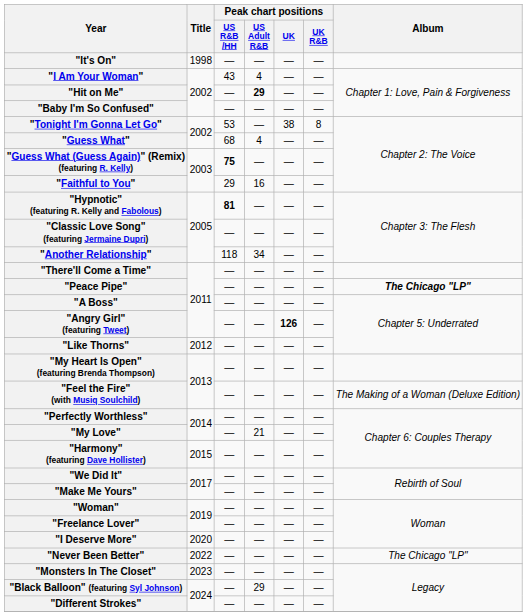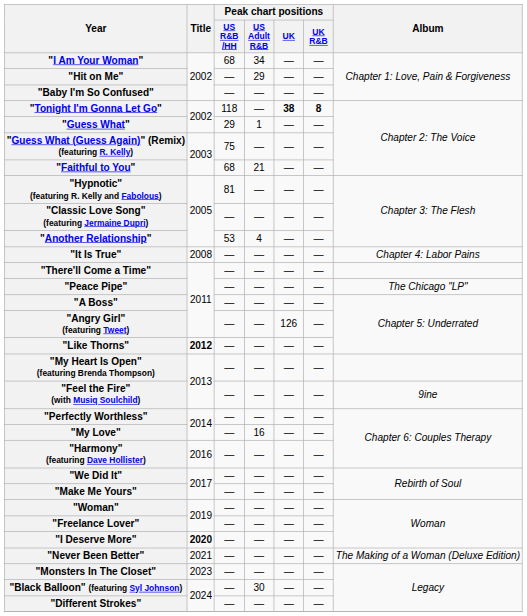- row: (96, 60)
(229, 76) 43 -> (229, 60) 68
(259, 76) 4 -> (259, 60) 34
(259, 92) bold -> (259, 76) normal
(229, 124) 53 -> (229, 108) 118
(289, 124) normal -> (289, 108) bold
(319, 124) normal -> (319, 108) bold
(229, 140) 68 -> (229, 124) 29
(259, 140) 4 -> (259, 124) 1
(229, 162) bold -> (229, 146) normal
(229, 184) 29 -> (229, 168) 68
(259, 184) 16 -> (259, 168) 21
(229, 205) bold -> (229, 189) normal
(229, 254) 118 -> (229, 238) 53
(259, 254) 34 -> (259, 238) 4
+ row: (96, 254)
(428, 286) bold -> (428, 286) normal
(289, 324) bold -> (289, 324) normal
(201, 346) normal -> (201, 346) bold
(428, 395) The Making of a Woman (Deluxe Edition) -> (428, 395) 9ine
(259, 432) 21 -> (259, 432) 16
(201, 454) 2015 -> (201, 454) 2016
(201, 539) normal -> (201, 539) bold
(201, 555) 2022 -> (201, 555) 2021
(428, 555) The Chicago "LP" -> (428, 555) The Making of a Woman (Deluxe Edition)
(259, 587) 29 -> (259, 587) 30
